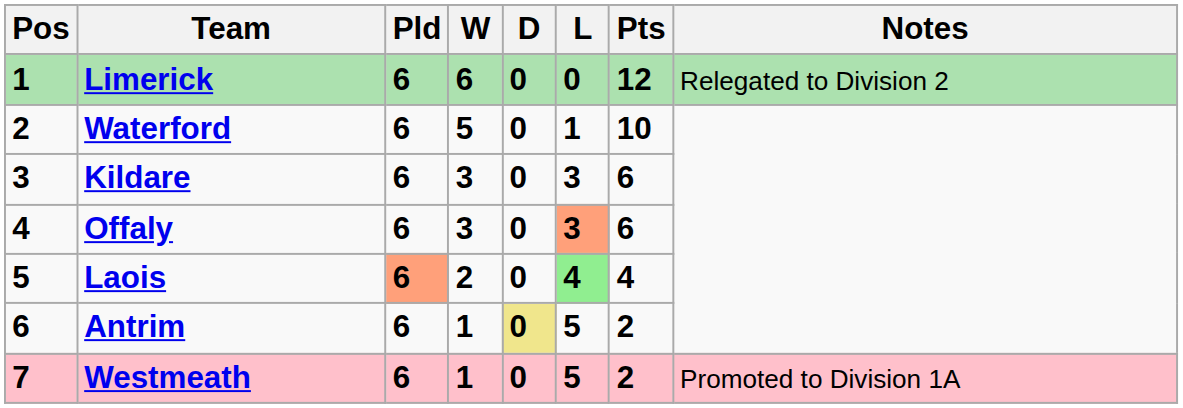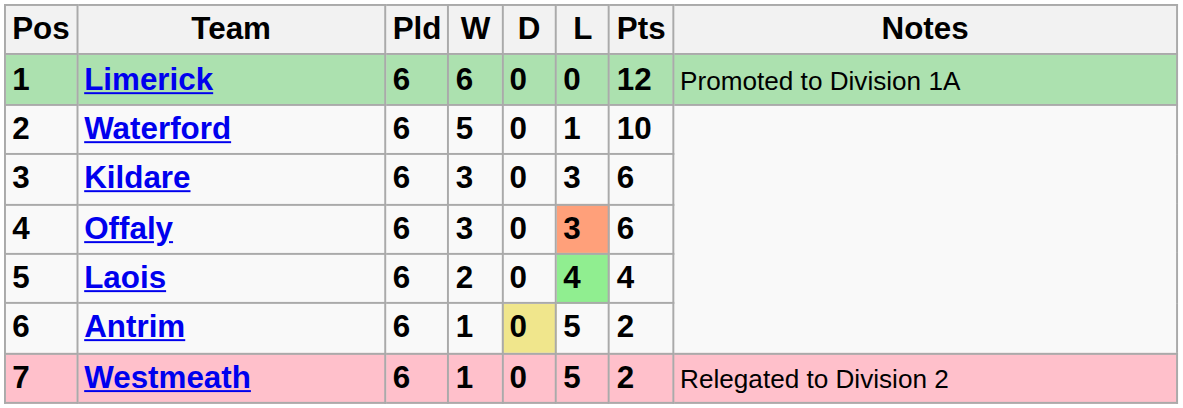(814, 81) Relegated to Division 2 -> (820, 81) Promoted to Division 1A
(401, 278) lightsalmon background -> (401, 278) no background
(820, 379) Promoted to Division 1A -> (814, 379) Relegated to Division 2
